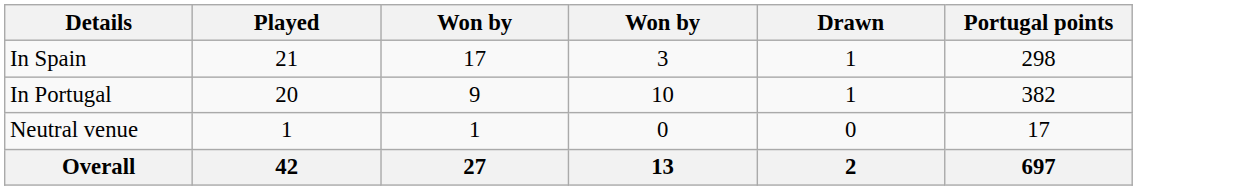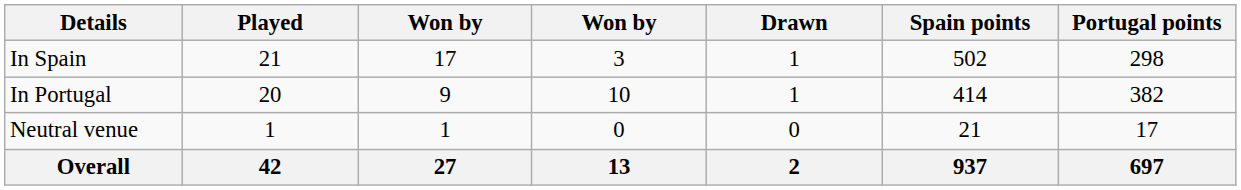+ column: (970, 22)
